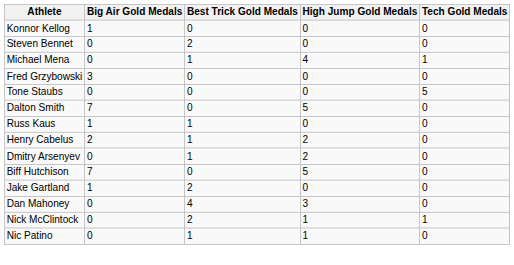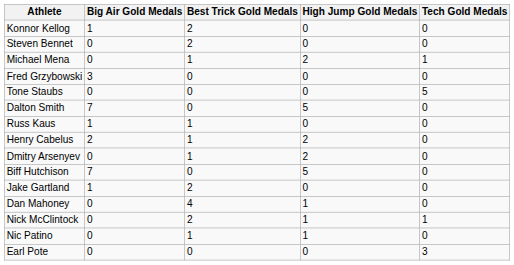(190, 28) 0 -> (190, 28) 2
(305, 60) 4 -> (305, 60) 2
(305, 204) 3 -> (305, 204) 1
+ row: (27, 252)
